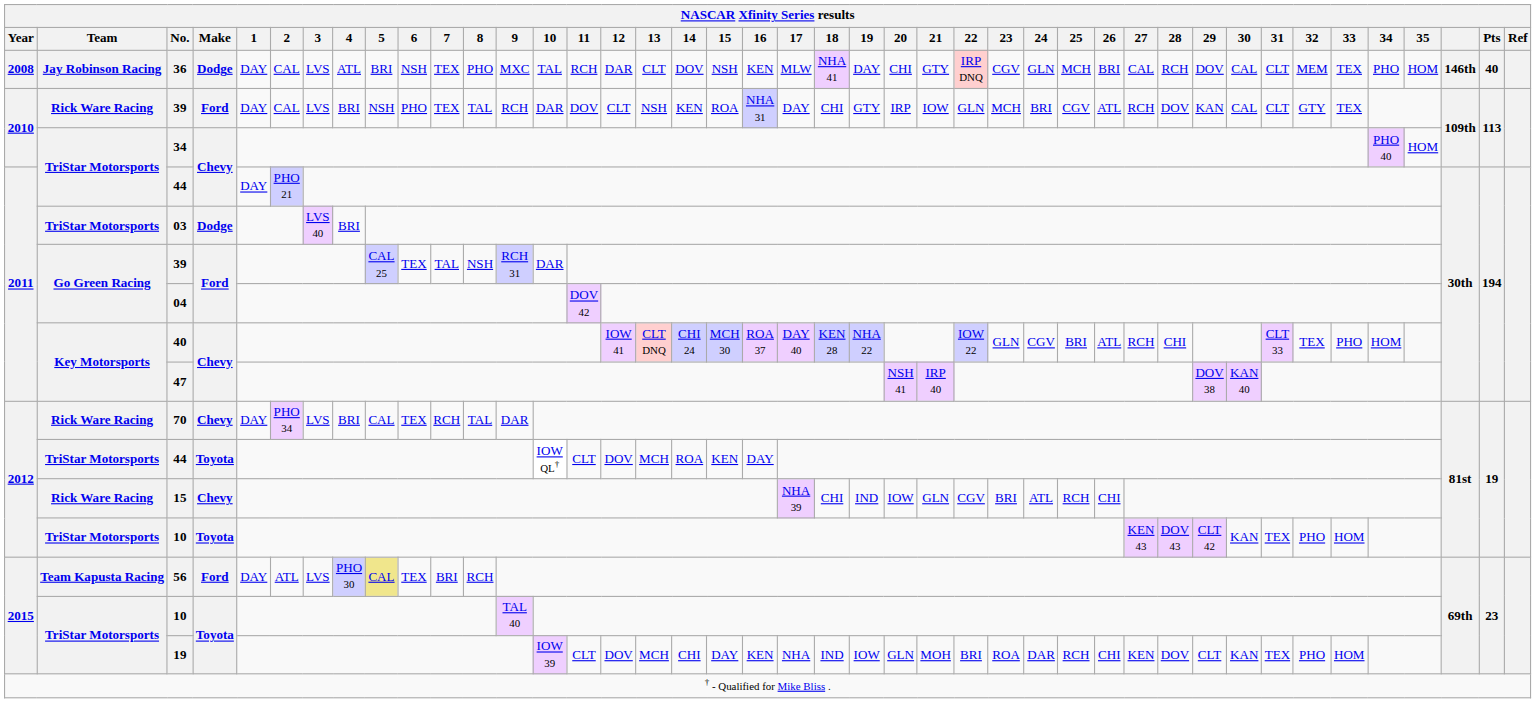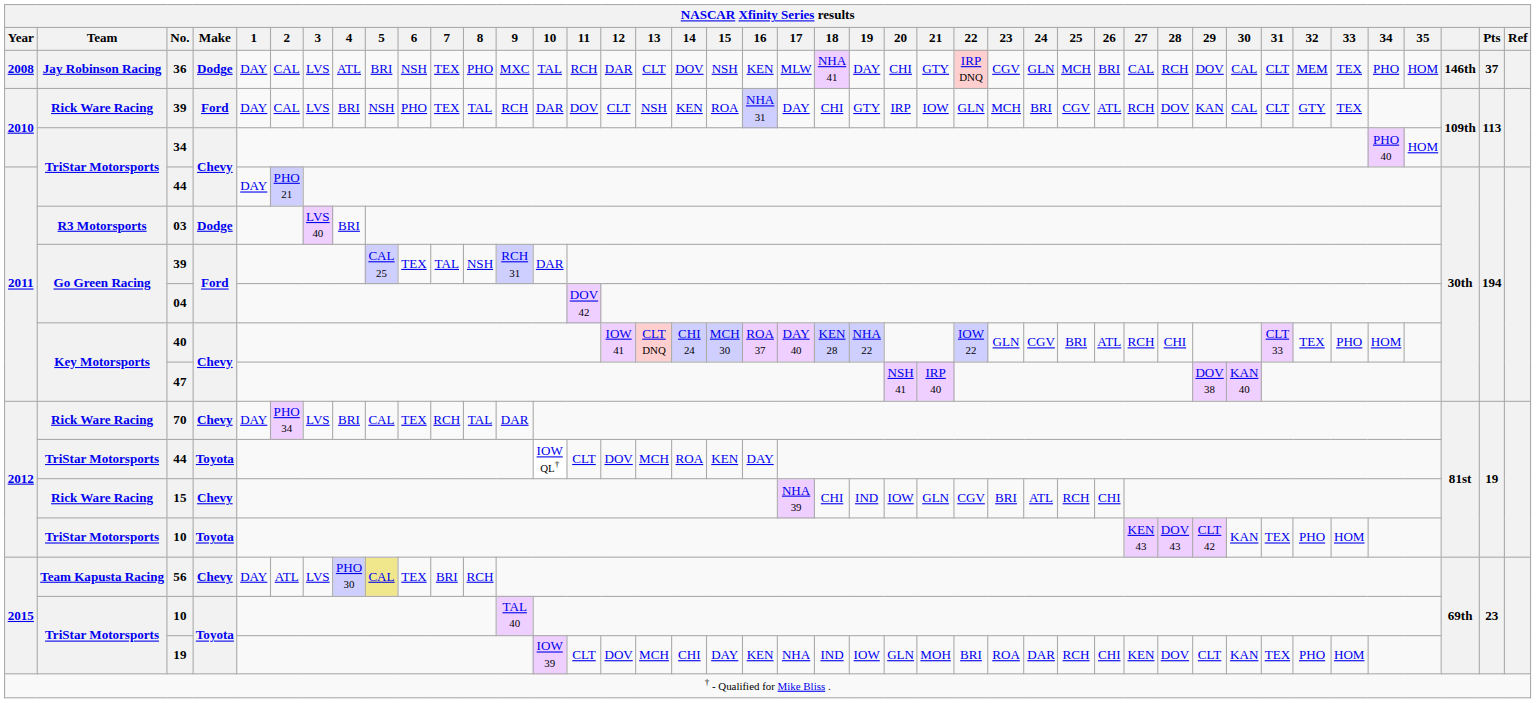(1492, 69) 40 -> (1492, 69) 37
(102, 225) TriStar Motorsports -> (102, 225) R3 Motorsports
(215, 576) Ford -> (215, 576) Chevy
